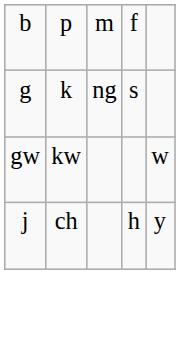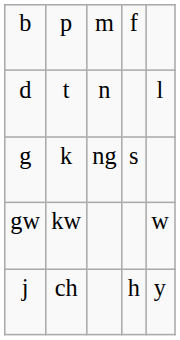+ row: (66, 89)
